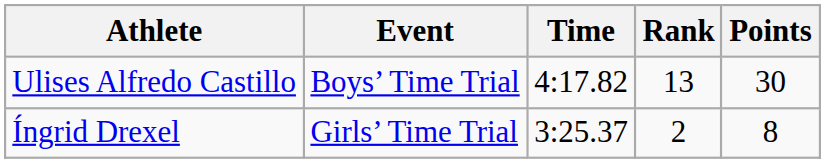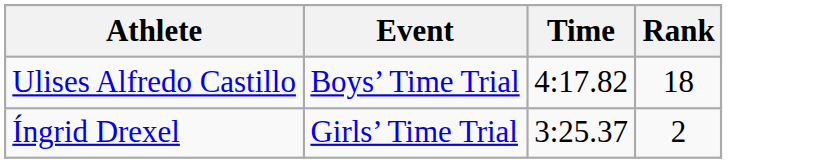- column: (770, 30)
(679, 81) 13 -> (679, 81) 18
